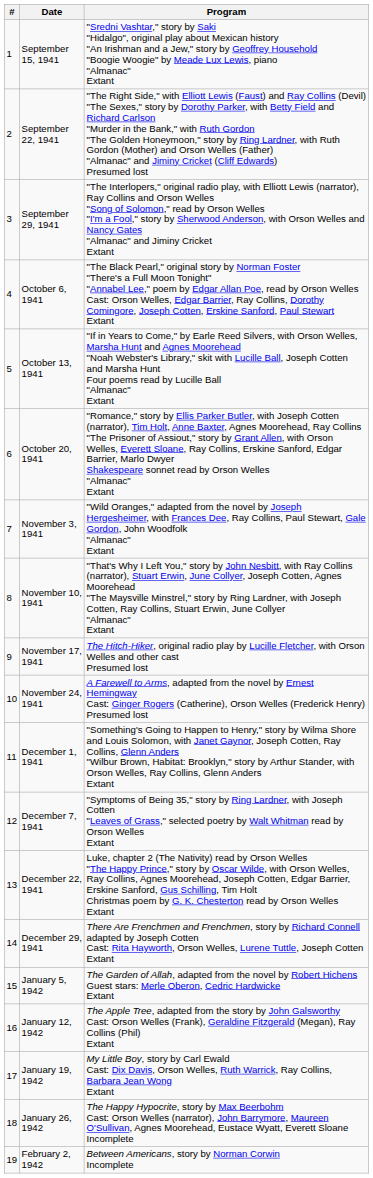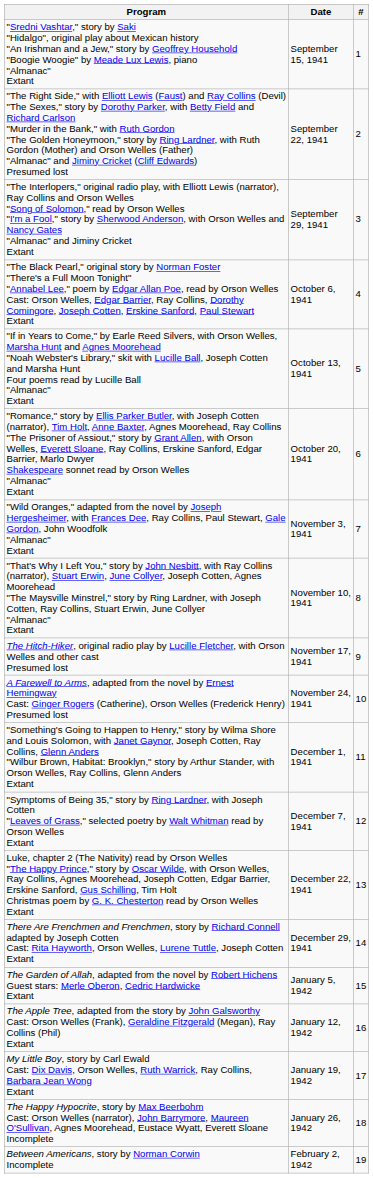columns swapped: (12, 12) <-> (226, 12)
